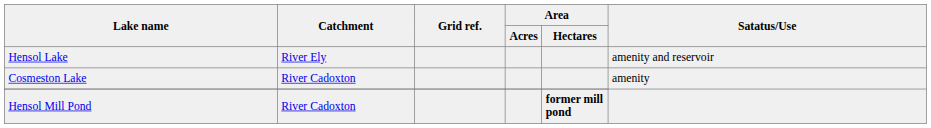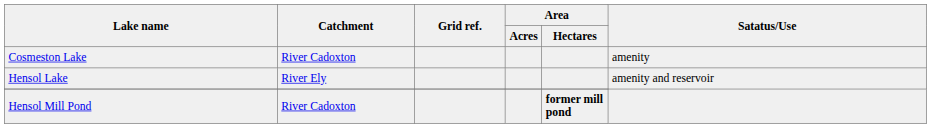rows swapped: (47, 78) <-> (38, 57)
